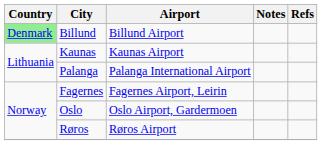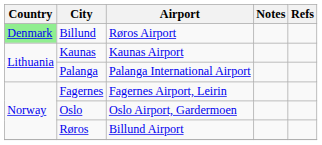(146, 33) Billund Airport -> (143, 33) Røros Airport
(143, 129) Røros Airport -> (146, 129) Billund Airport
